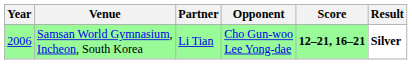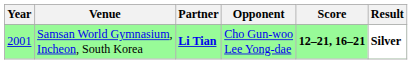(19, 41) 2006 -> (19, 41) 2001
(196, 41) normal -> (197, 41) bold
